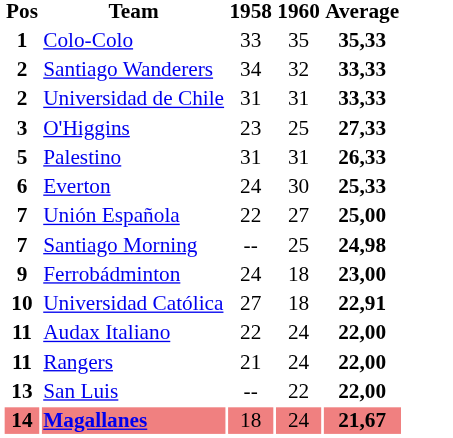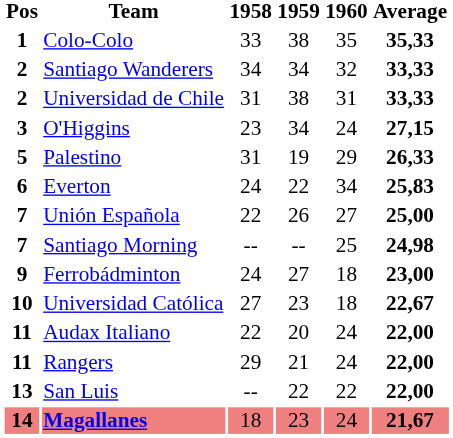+ column: (299, 10)
(299, 127) 25 -> (346, 127) 24
(362, 127) 27,33 -> (410, 127) 27,15
(299, 157) 31 -> (346, 157) 29
(299, 186) 30 -> (346, 186) 34
(362, 186) 25,33 -> (410, 186) 25,83
(362, 303) 22,91 -> (410, 303) 22,67
(251, 361) 21 -> (251, 361) 29
